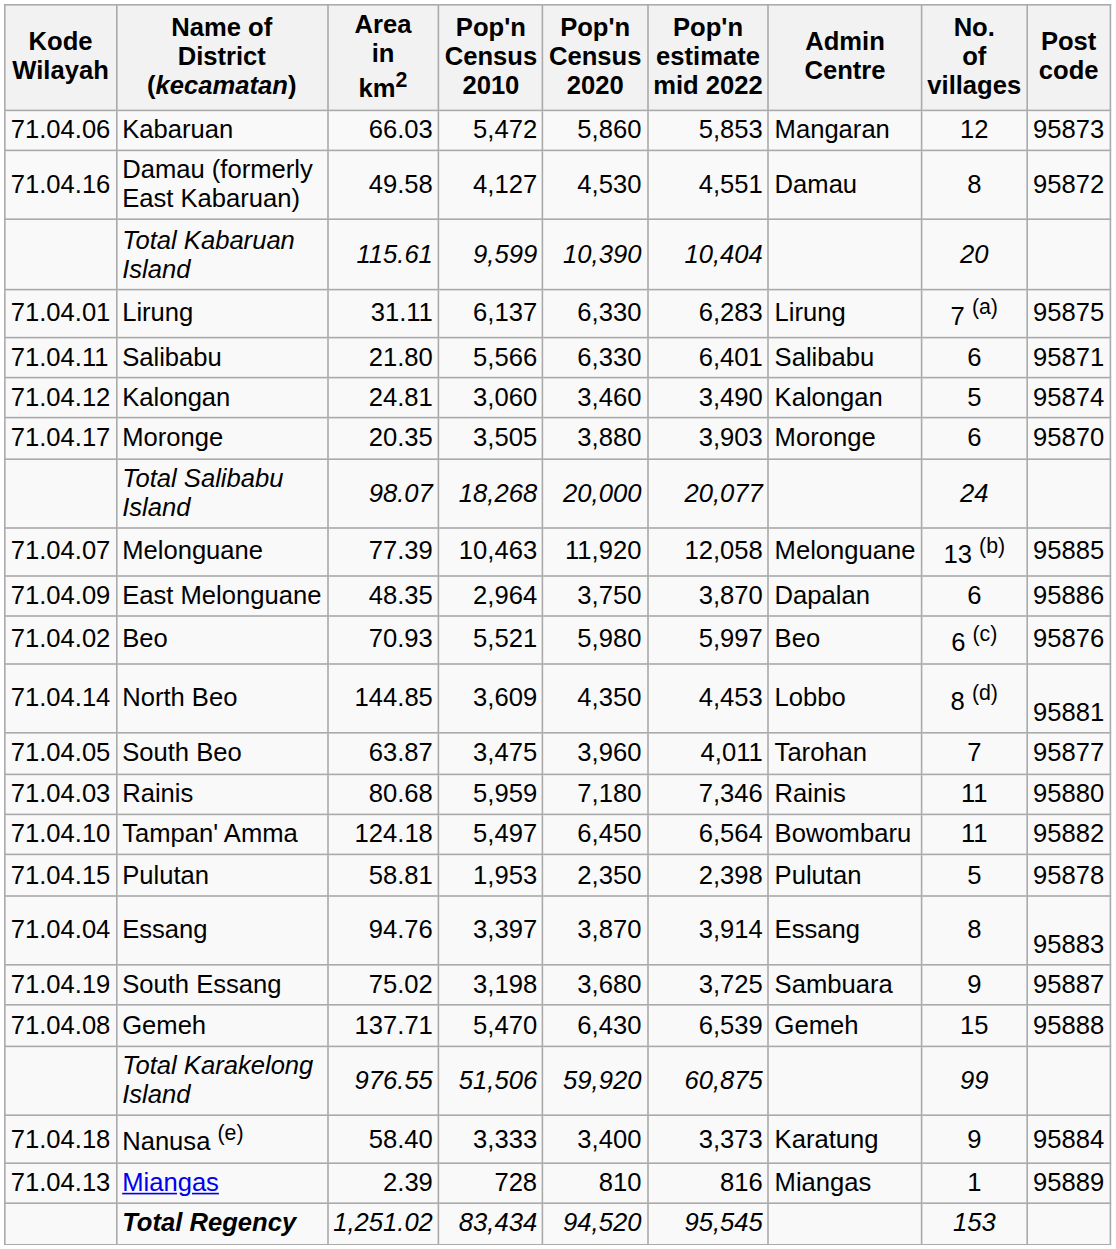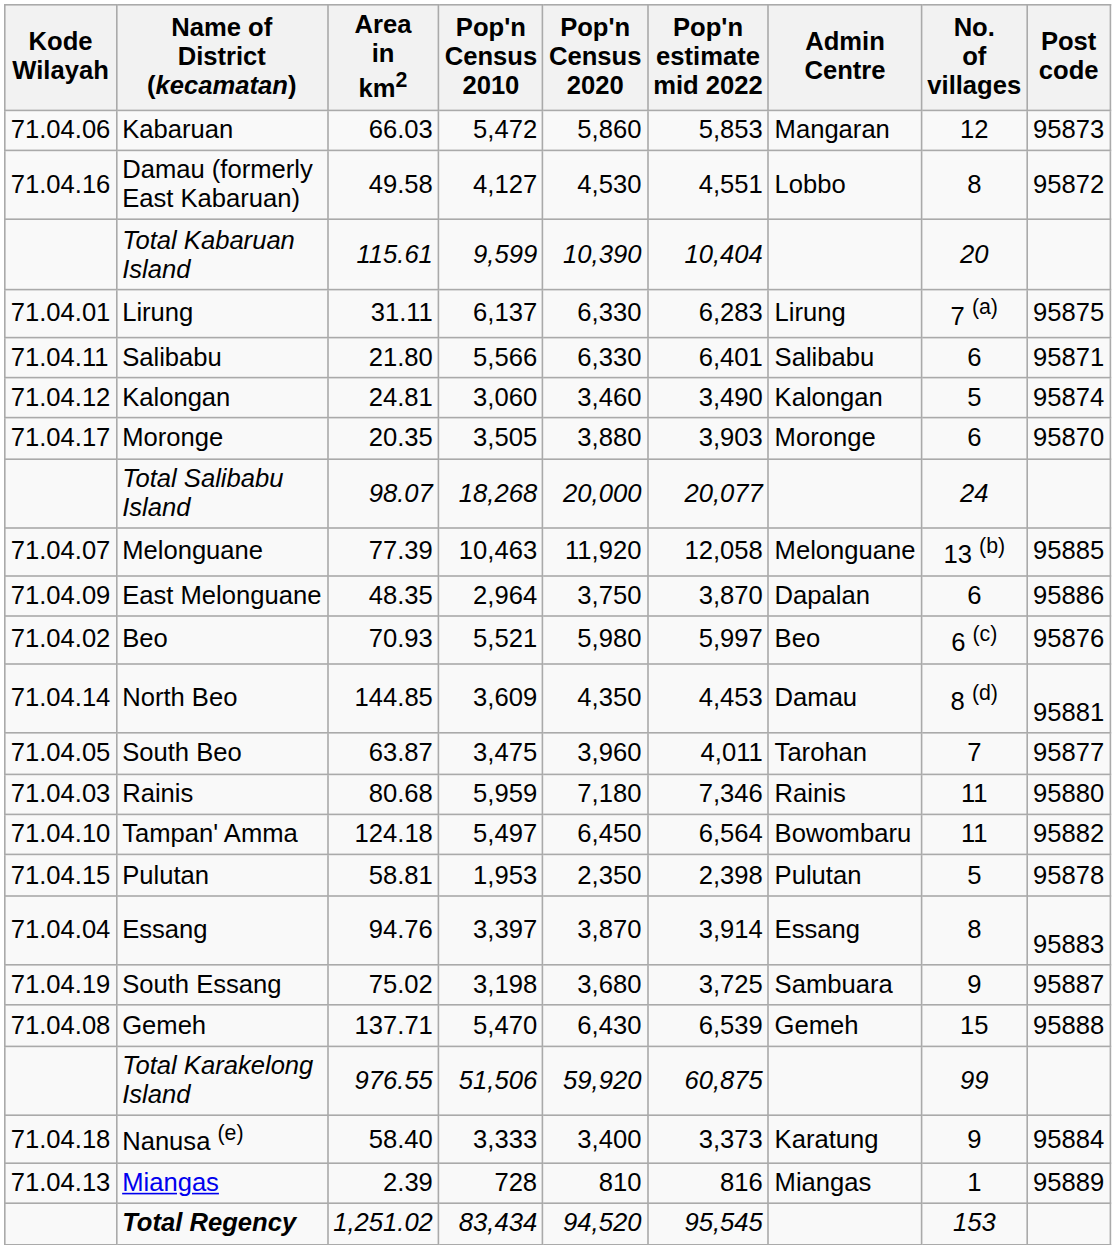(816, 184) Damau -> (810, 184) Lobbo
(810, 698) Lobbo -> (816, 698) Damau
